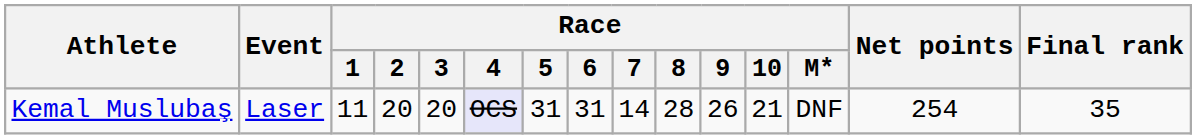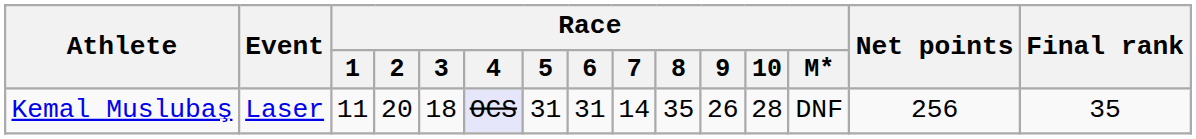(441, 110) 20 -> (441, 110) 18
(678, 110) 28 -> (678, 110) 35
(767, 110) 21 -> (767, 110) 28
(935, 110) 254 -> (935, 110) 256
